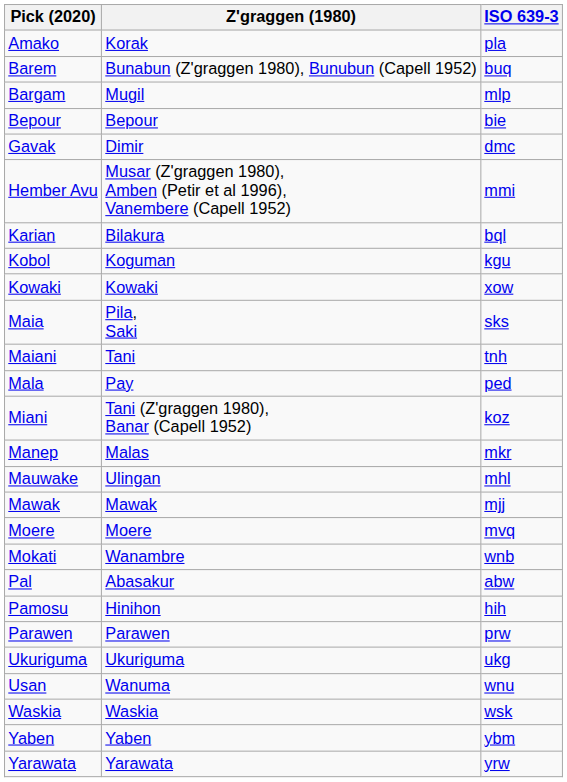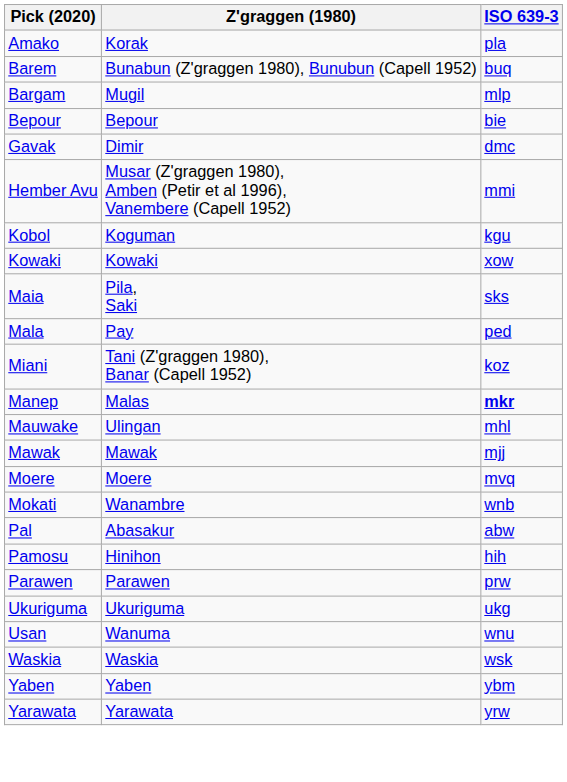- row: (32, 235)
- row: (32, 357)
(498, 453) normal -> (499, 401) bold
